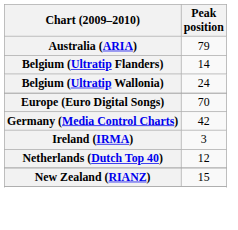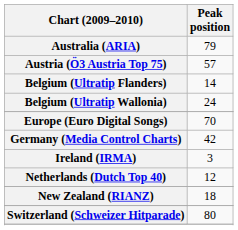+ row: (96, 64)
(204, 177) 15 -> (210, 196) 18
+ row: (96, 214)
